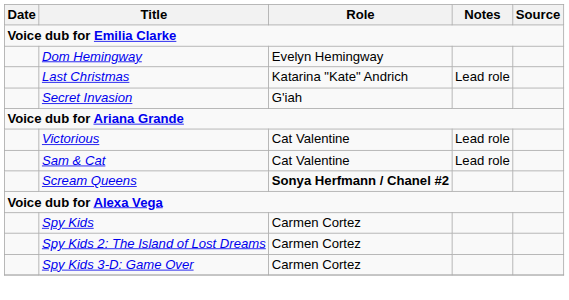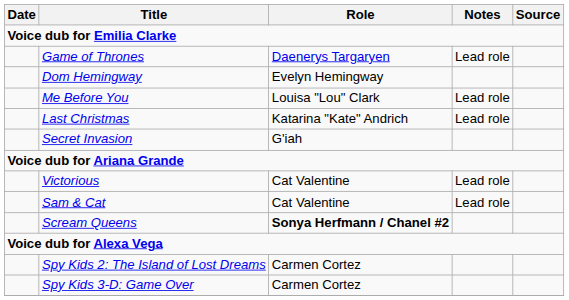+ row: (93, 56)
+ row: (85, 98)
- row: (68, 222)
